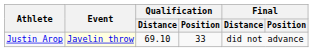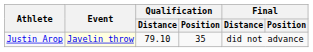(157, 39) 69.10 -> (157, 39) 79.10
(200, 39) 33 -> (200, 39) 35
